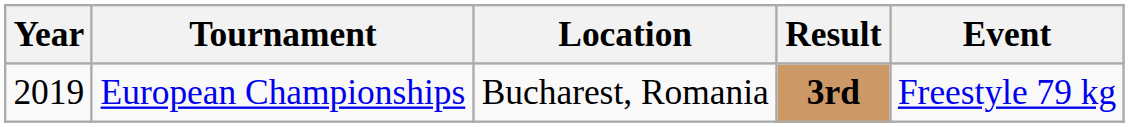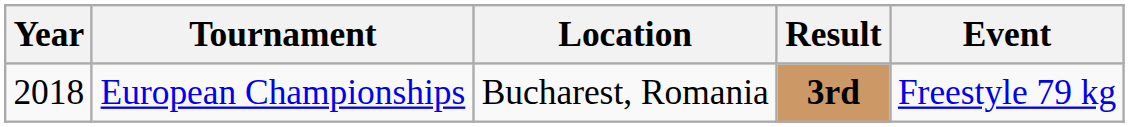(49, 92) 2019 -> (49, 92) 2018
